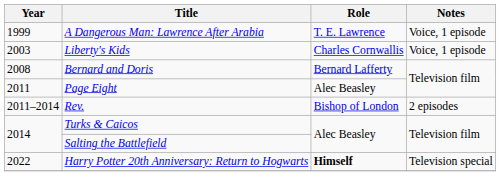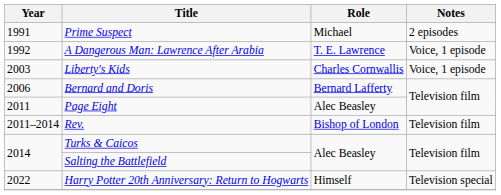+ row: (98, 32)
(19, 32) 1999 -> (19, 50) 1992
(19, 69) 2008 -> (19, 87) 2006
(433, 106) 2 episodes -> (444, 124) Television film
(333, 161) bold -> (333, 180) normal
